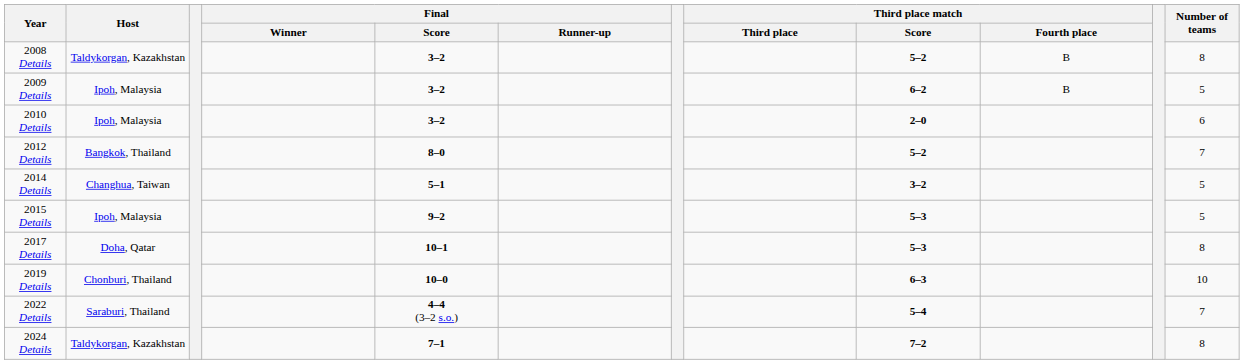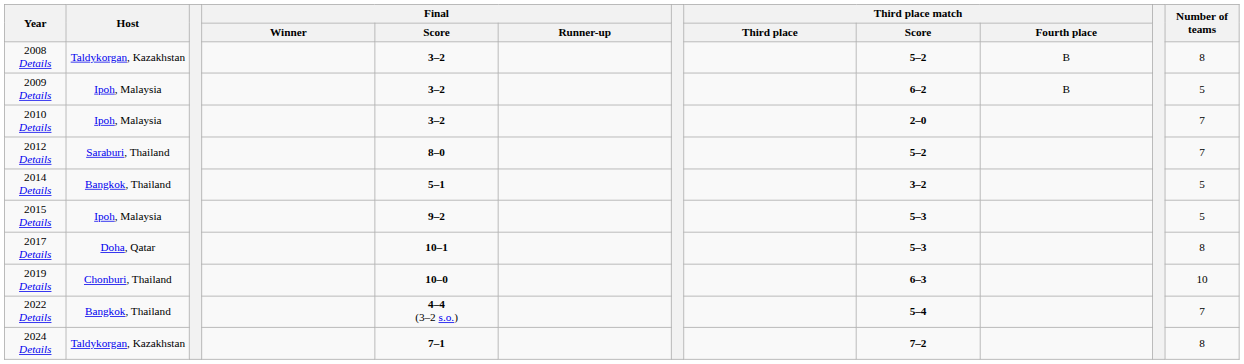(1202, 121) 6 -> (1202, 121) 7
(128, 153) Bangkok, Thailand -> (128, 153) Saraburi, Thailand
(128, 184) Changhua, Taiwan -> (128, 184) Bangkok, Thailand
(128, 312) Saraburi, Thailand -> (128, 312) Bangkok, Thailand
